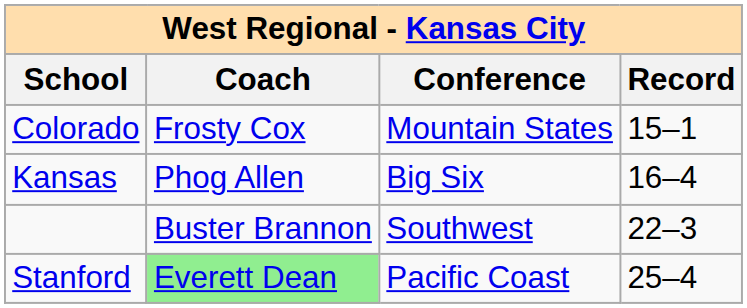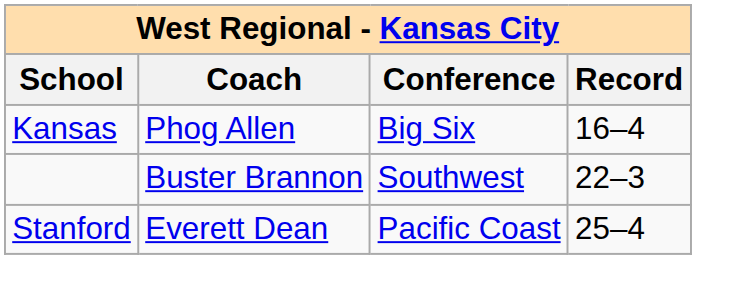- row: (76, 128)
(245, 278) lightgreen background -> (237, 228) no background
